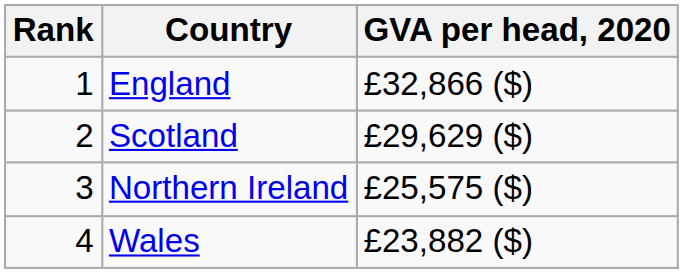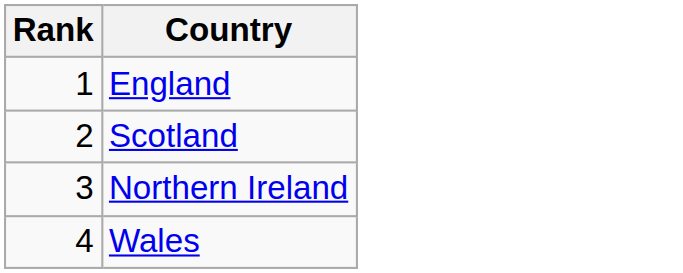- column: (517, 30)
